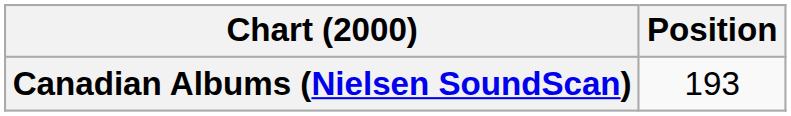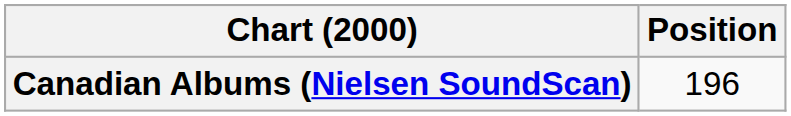(712, 83) 193 -> (712, 83) 196
